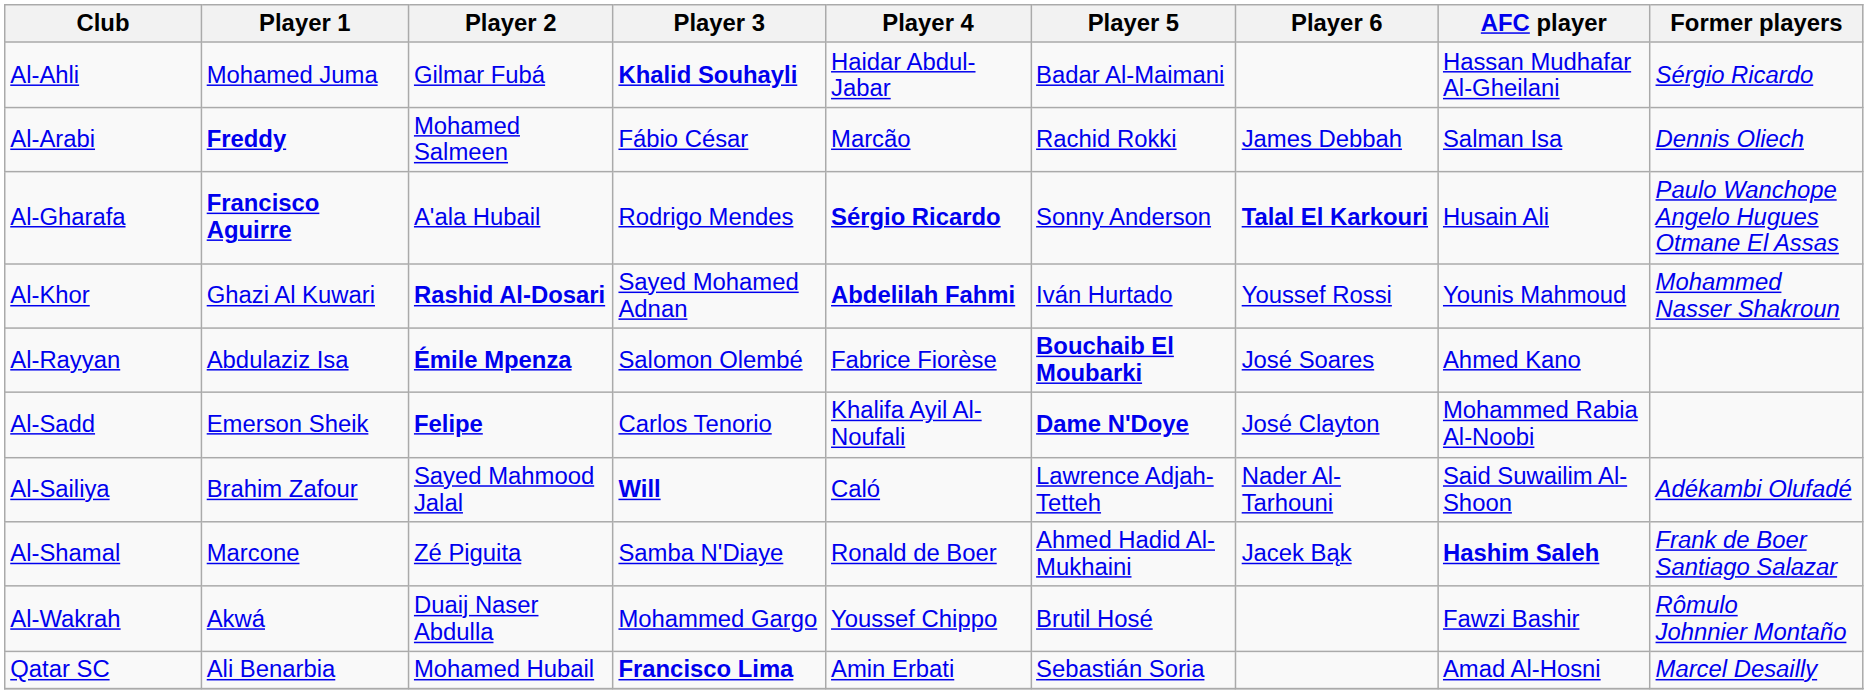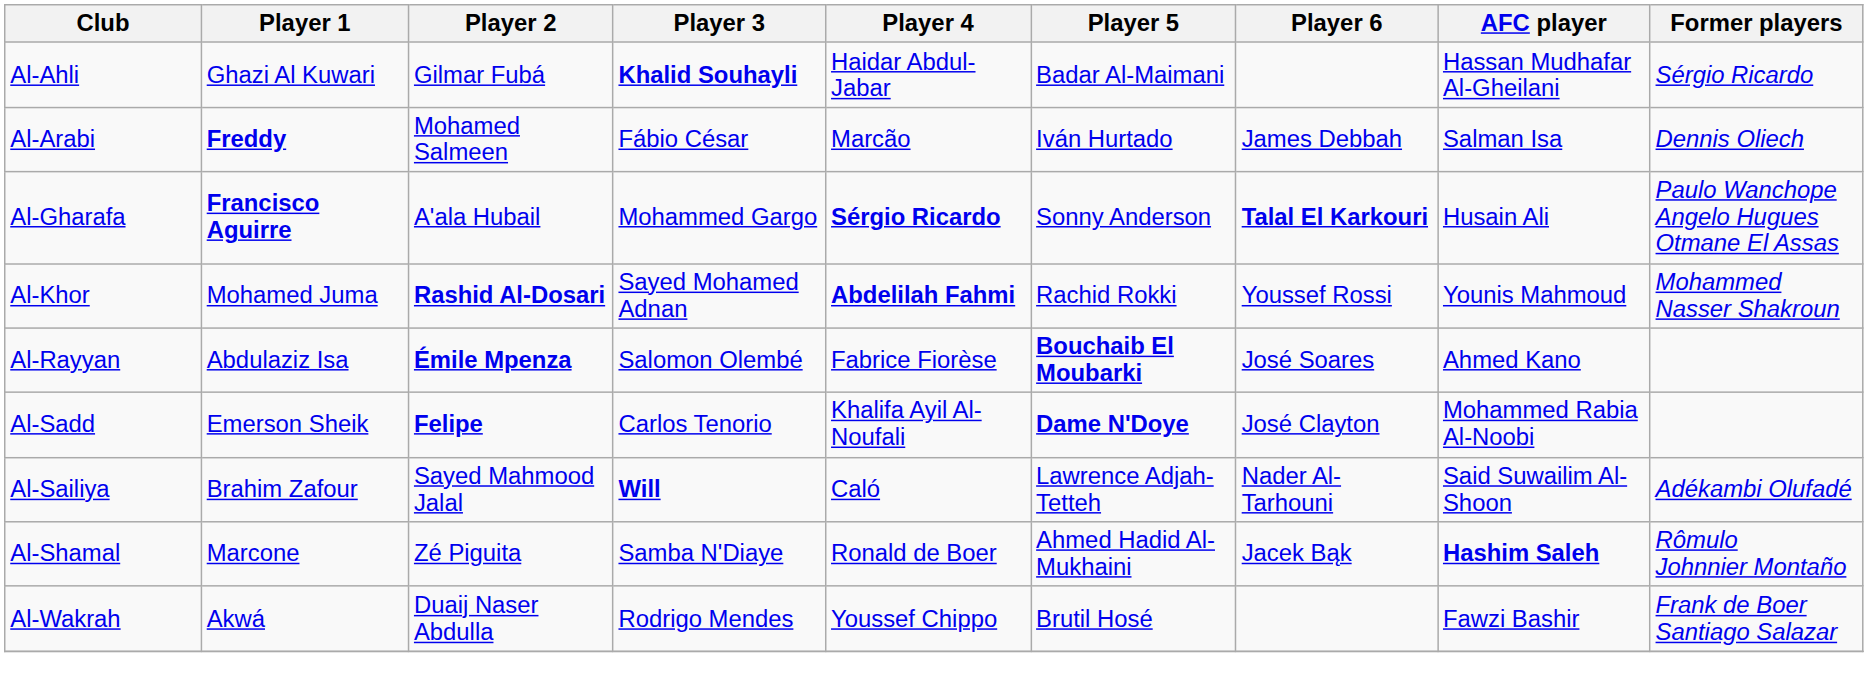(292, 74) Mohamed Juma -> (291, 74) Ghazi Al Kuwari
(1106, 139) Rachid Rokki -> (1104, 139) Iván Hurtado
(706, 217) Rodrigo Mendes -> (718, 217) Mohammed Gargo
(291, 295) Ghazi Al Kuwari -> (292, 295) Mohamed Juma
(1104, 295) Iván Hurtado -> (1106, 295) Rachid Rokki
(1746, 553) Frank de Boer Santiago Salazar -> (1751, 553) Rômulo Johnnier Montaño
(718, 618) Mohammed Gargo -> (706, 618) Rodrigo Mendes
(1751, 618) Rômulo Johnnier Montaño -> (1746, 618) Frank de Boer Santiago Salazar
- row: (60, 669)
